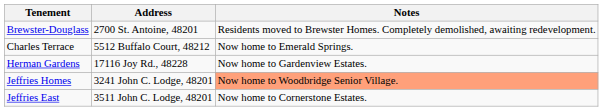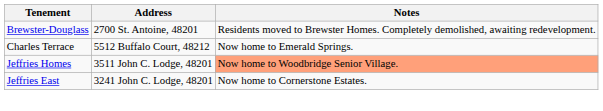- row: (43, 64)
(153, 81) 3241 John C. Lodge, 48201 -> (153, 64) 3511 John C. Lodge, 48201
(153, 98) 3511 John C. Lodge, 48201 -> (153, 81) 3241 John C. Lodge, 48201
